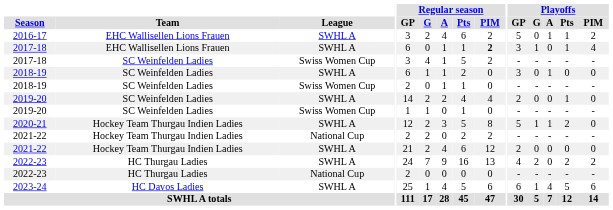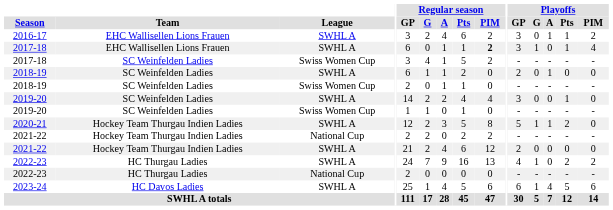(519, 35) 5 -> (519, 35) 3
(519, 73) 3 -> (519, 73) 2
(519, 98) 2 -> (519, 98) 3
(537, 161) 2 -> (537, 161) 1
